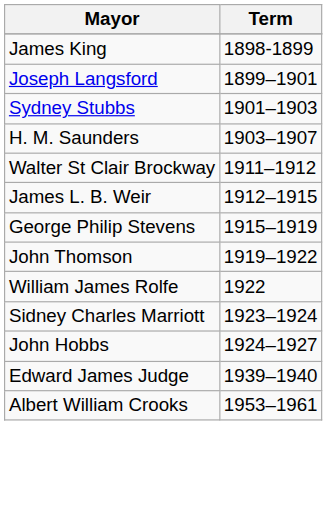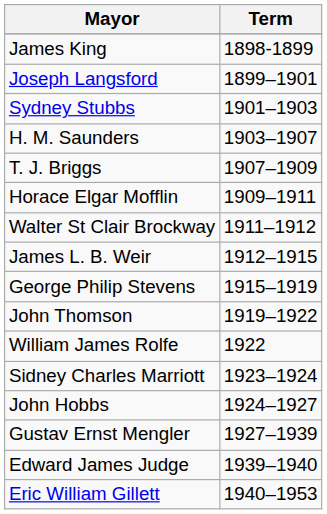+ row: (55, 167)
+ row: (94, 197)
+ row: (99, 434)
+ row: (84, 494)
- row: (98, 405)
